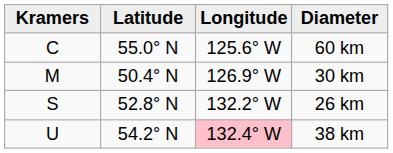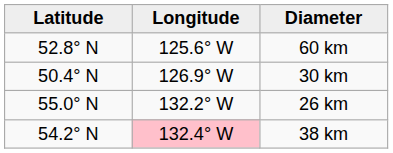- column: (52, 18)
(148, 47) 55.0° N -> (68, 47) 52.8° N
(148, 104) 52.8° N -> (68, 104) 55.0° N
